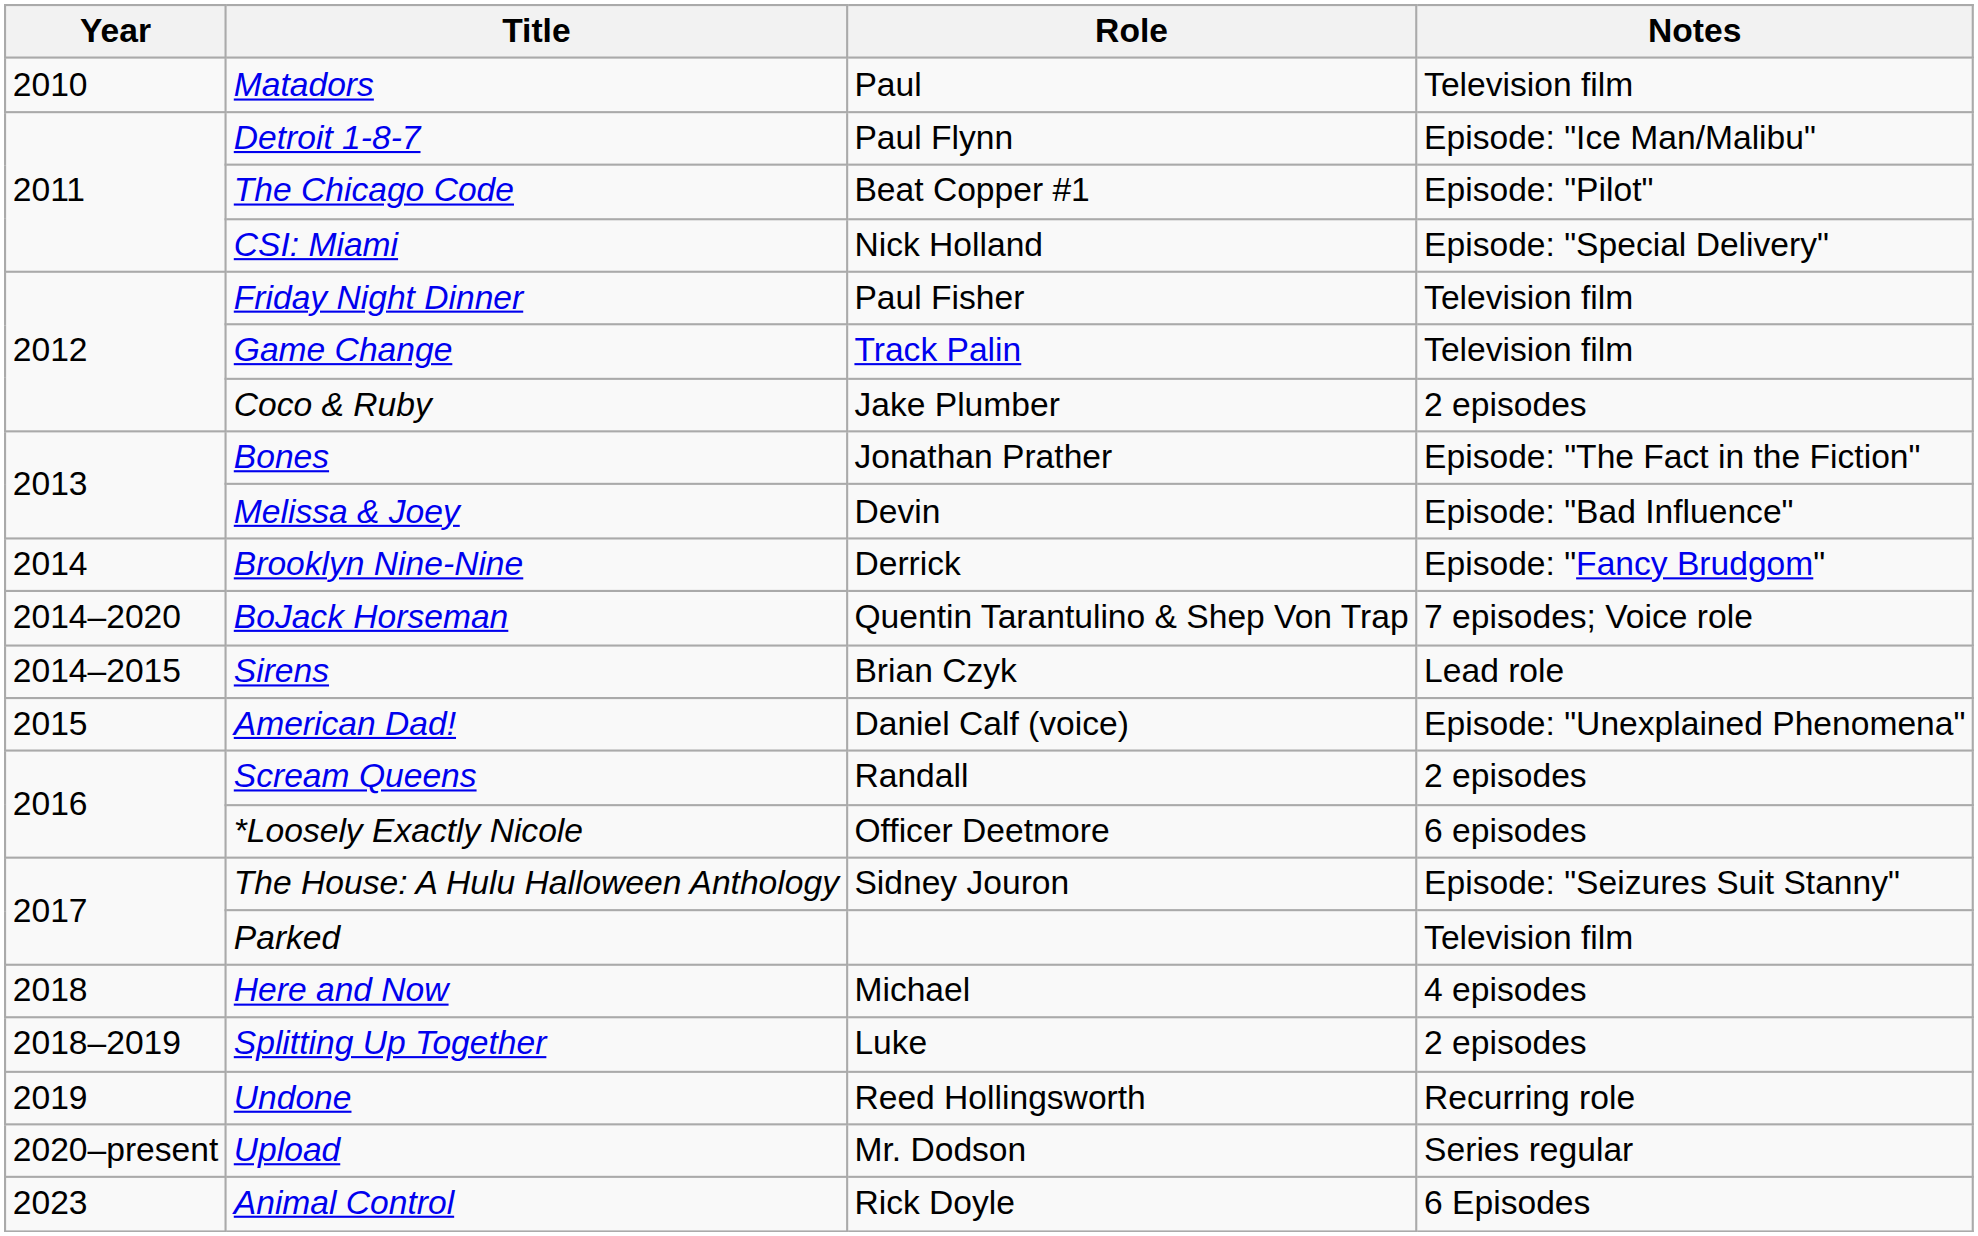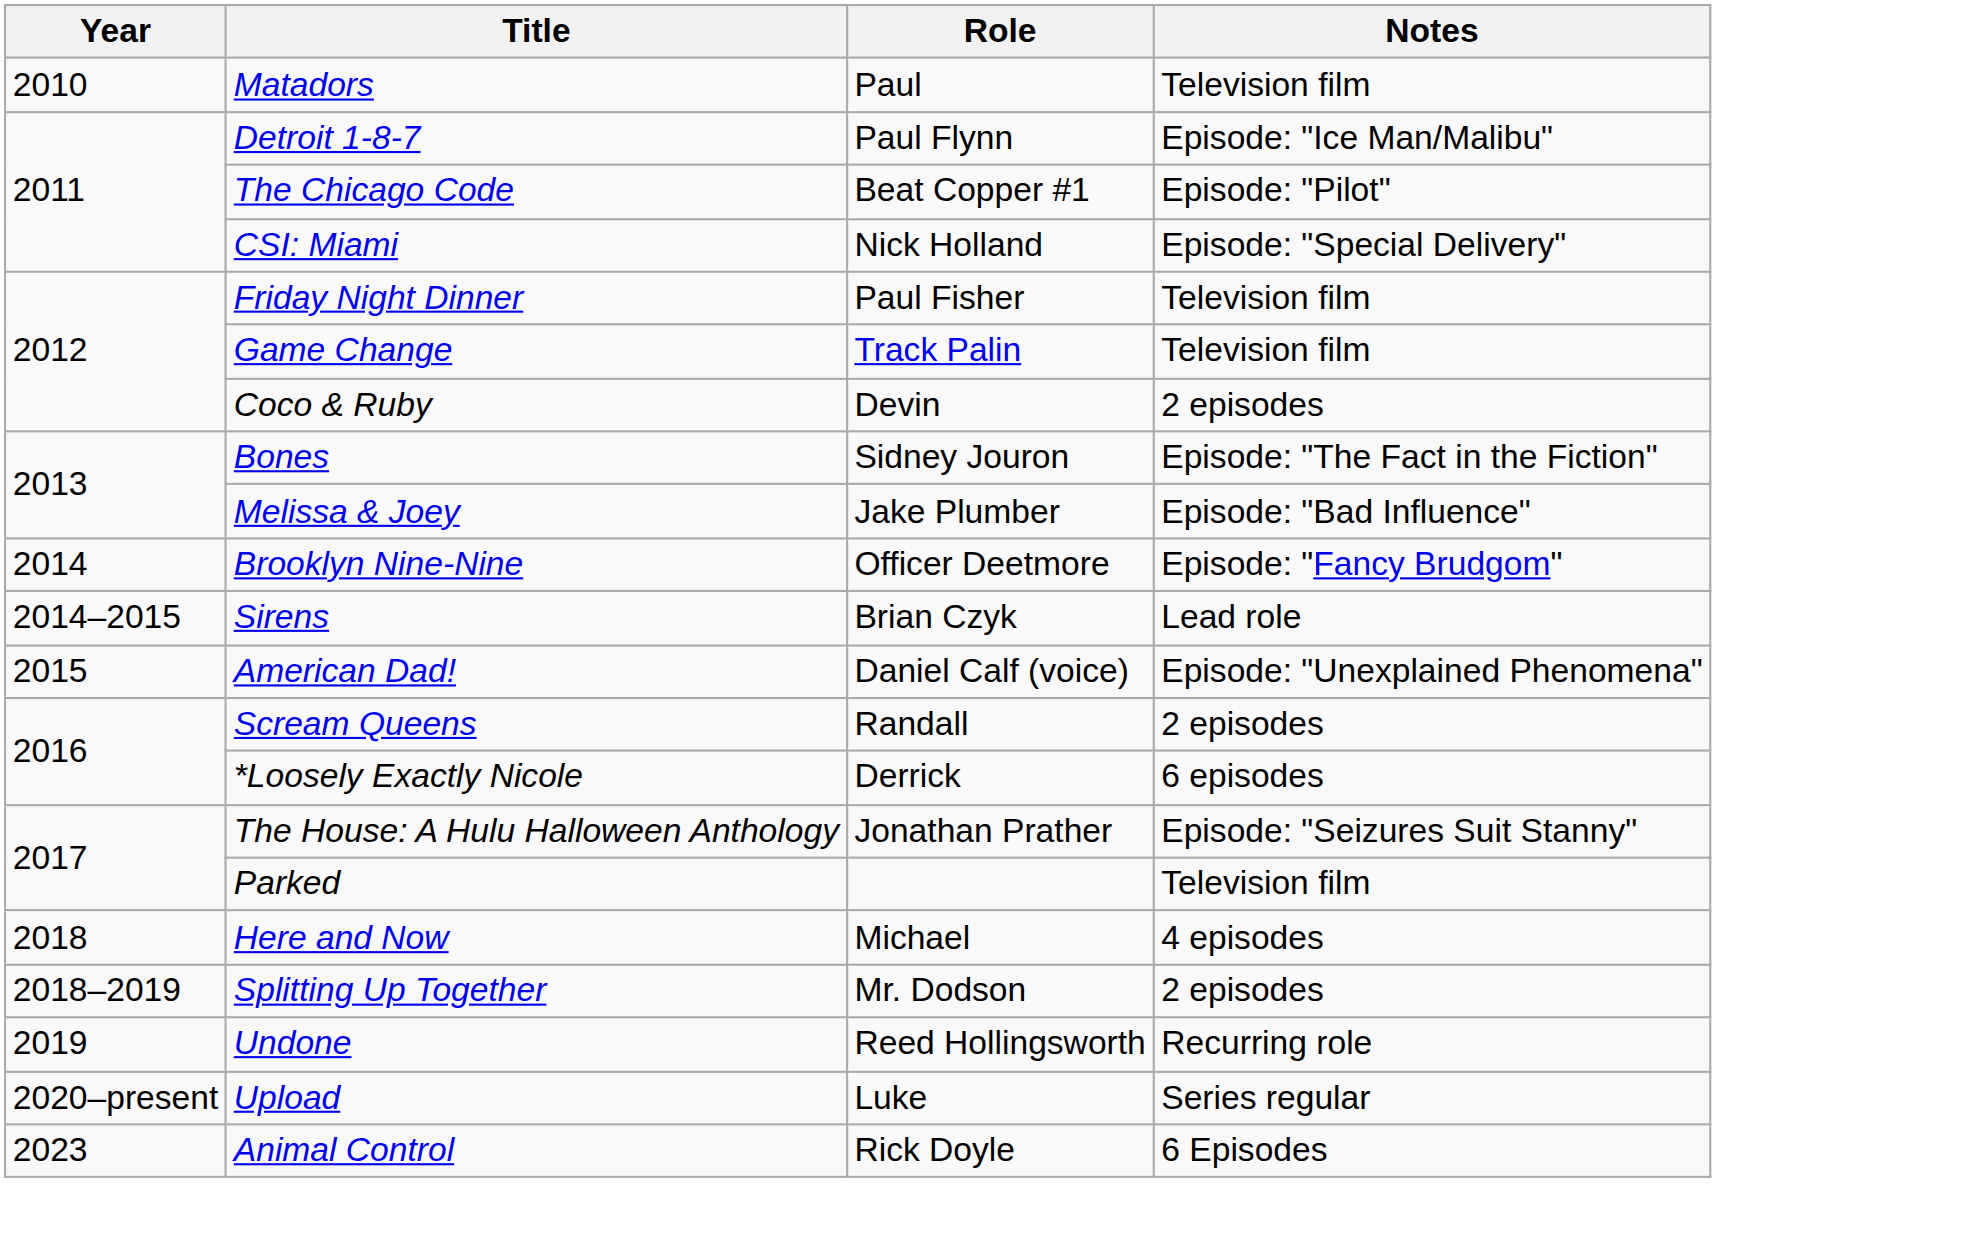(957, 404) Jake Plumber -> (897, 404) Devin
(983, 457) Jonathan Prather -> (962, 457) Sidney Jouron
(897, 510) Devin -> (957, 510) Jake Plumber
(908, 564) Derrick -> (982, 564) Officer Deetmore
- row: (371, 617)
(982, 830) Officer Deetmore -> (908, 777) Derrick
(962, 883) Sidney Jouron -> (983, 830) Jonathan Prather
(891, 1043) Luke -> (940, 990) Mr. Dodson
(940, 1150) Mr. Dodson -> (891, 1096) Luke
